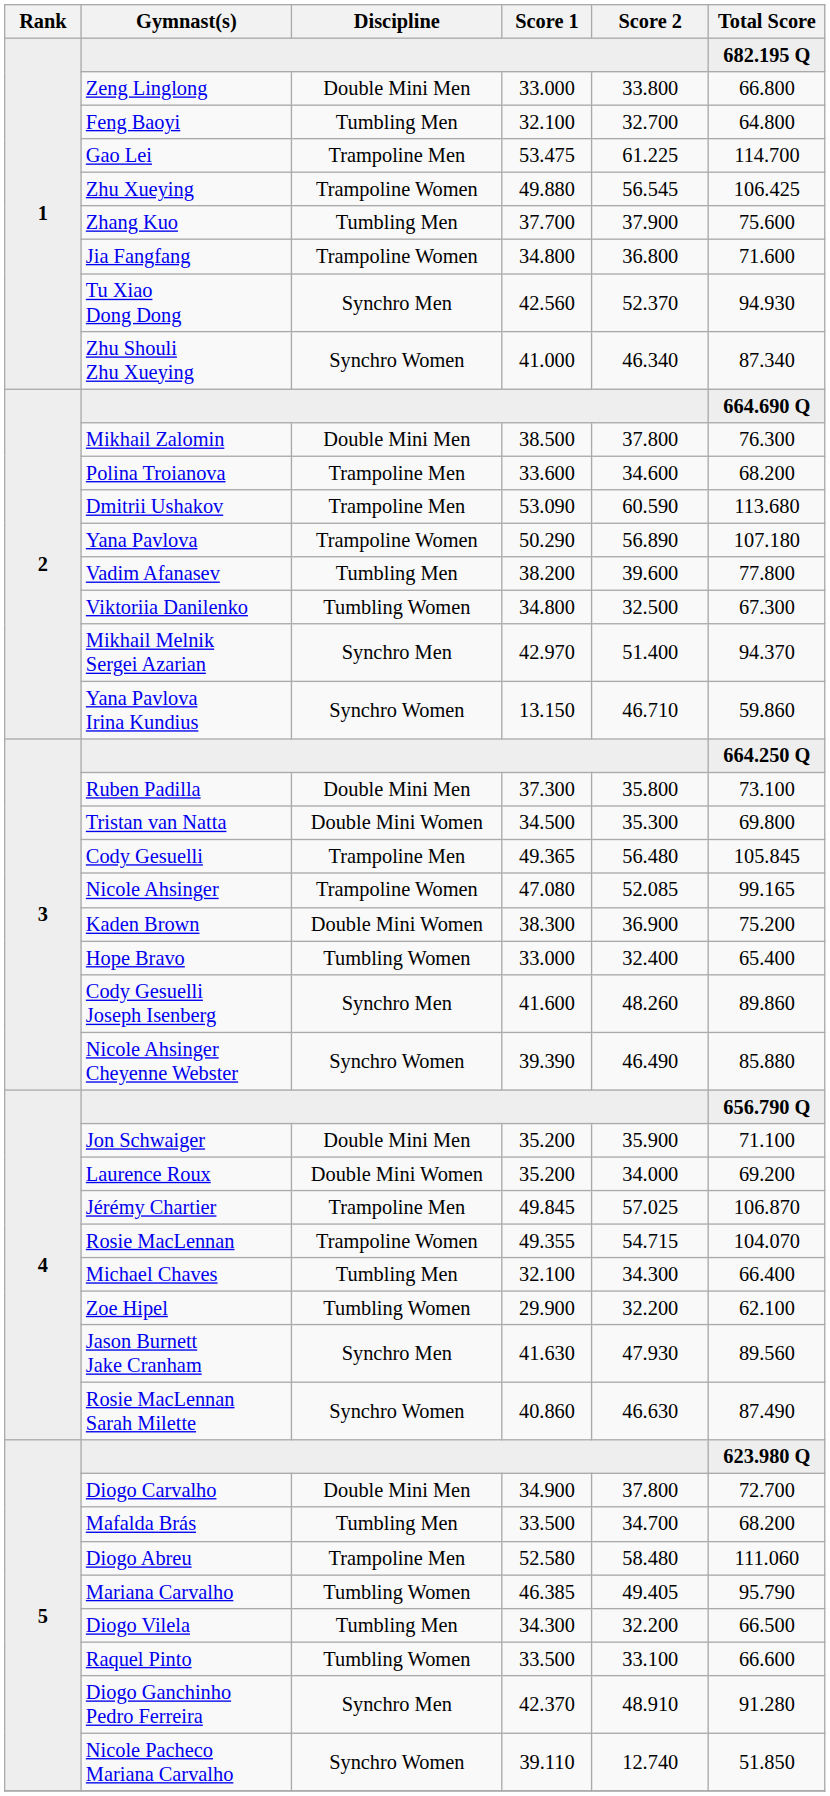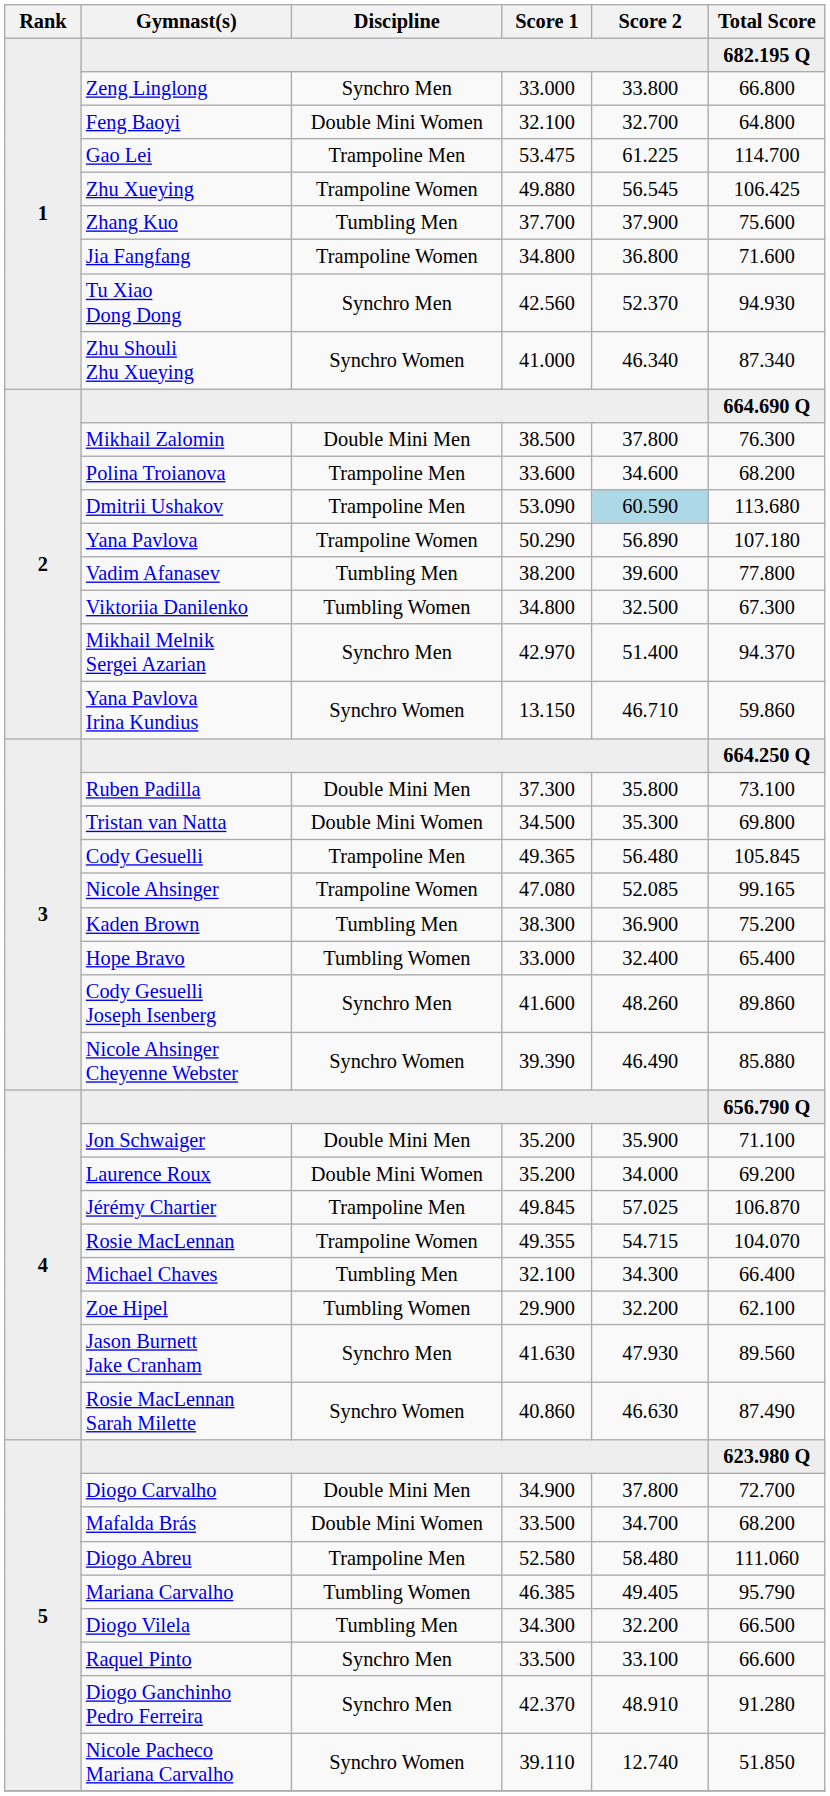(397, 88) Double Mini Men -> (397, 88) Synchro Men
(397, 122) Tumbling Men -> (397, 122) Double Mini Women
(650, 506) no background -> (650, 506) lightblue background
(397, 923) Double Mini Women -> (397, 923) Tumbling Men
(397, 1524) Tumbling Men -> (397, 1524) Double Mini Women
(397, 1658) Tumbling Women -> (397, 1658) Synchro Men
